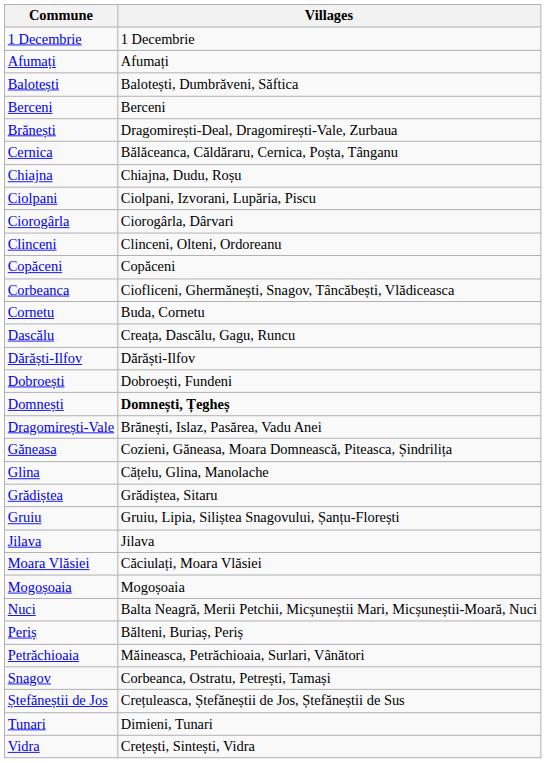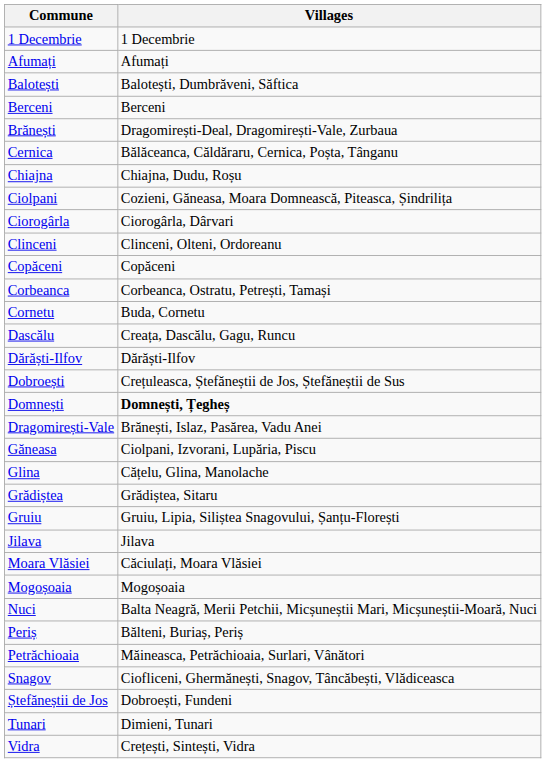(218, 198) Ciolpani, Izvorani, Lupăria, Piscu -> (287, 198) Cozieni, Găneasa, Moara Domnească, Piteasca, Șindrilița
(288, 289) Ciofliceni, Ghermănești, Snagov, Tâncăbești, Vlădiceasca -> (226, 289) Corbeanca, Ostratu, Petrești, Tamași
(176, 381) Dobroești, Fundeni -> (263, 381) Crețuleasca, Ștefăneștii de Jos, Ștefăneștii de Sus
(287, 449) Cozieni, Găneasa, Moara Domnească, Piteasca, Șindrilița -> (218, 449) Ciolpani, Izvorani, Lupăria, Piscu
(226, 678) Corbeanca, Ostratu, Petrești, Tamași -> (288, 678) Ciofliceni, Ghermănești, Snagov, Tâncăbești, Vlădiceasca
(263, 701) Crețuleasca, Ștefăneștii de Jos, Ștefăneștii de Sus -> (176, 701) Dobroești, Fundeni
